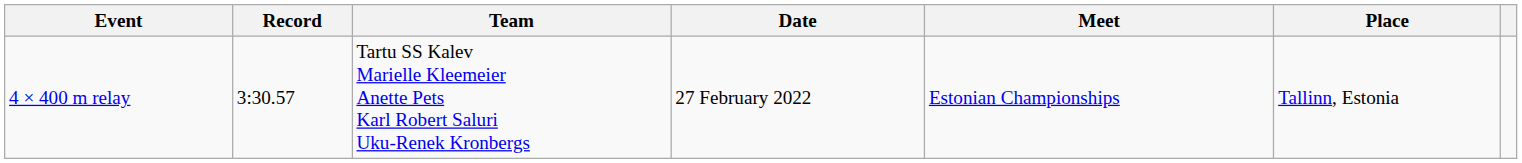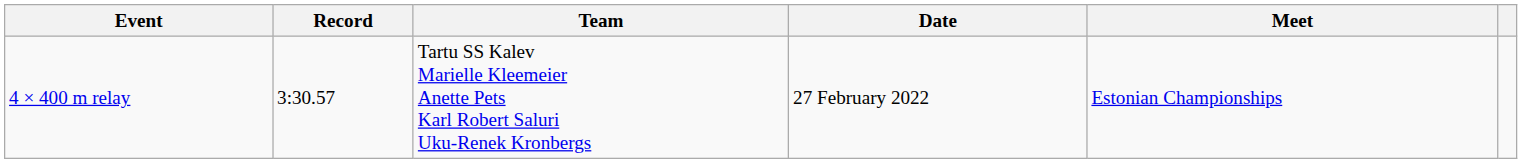- column: (1387, 20)
